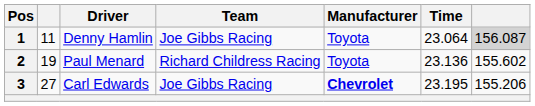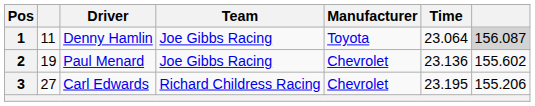(240, 61) Richard Childress Racing -> (216, 61) Joe Gibbs Racing
(348, 61) Toyota -> (358, 61) Chevrolet
(216, 84) Joe Gibbs Racing -> (240, 84) Richard Childress Racing
(360, 84) bold -> (358, 84) normal
